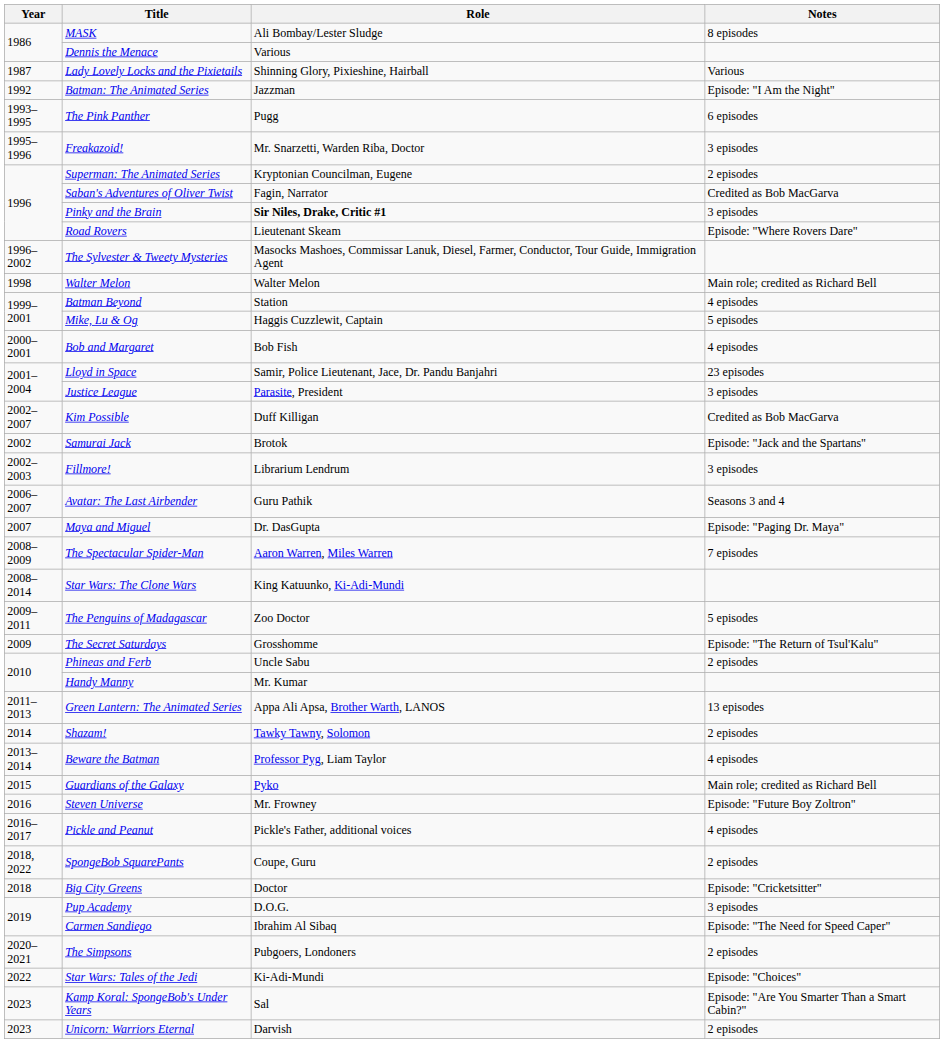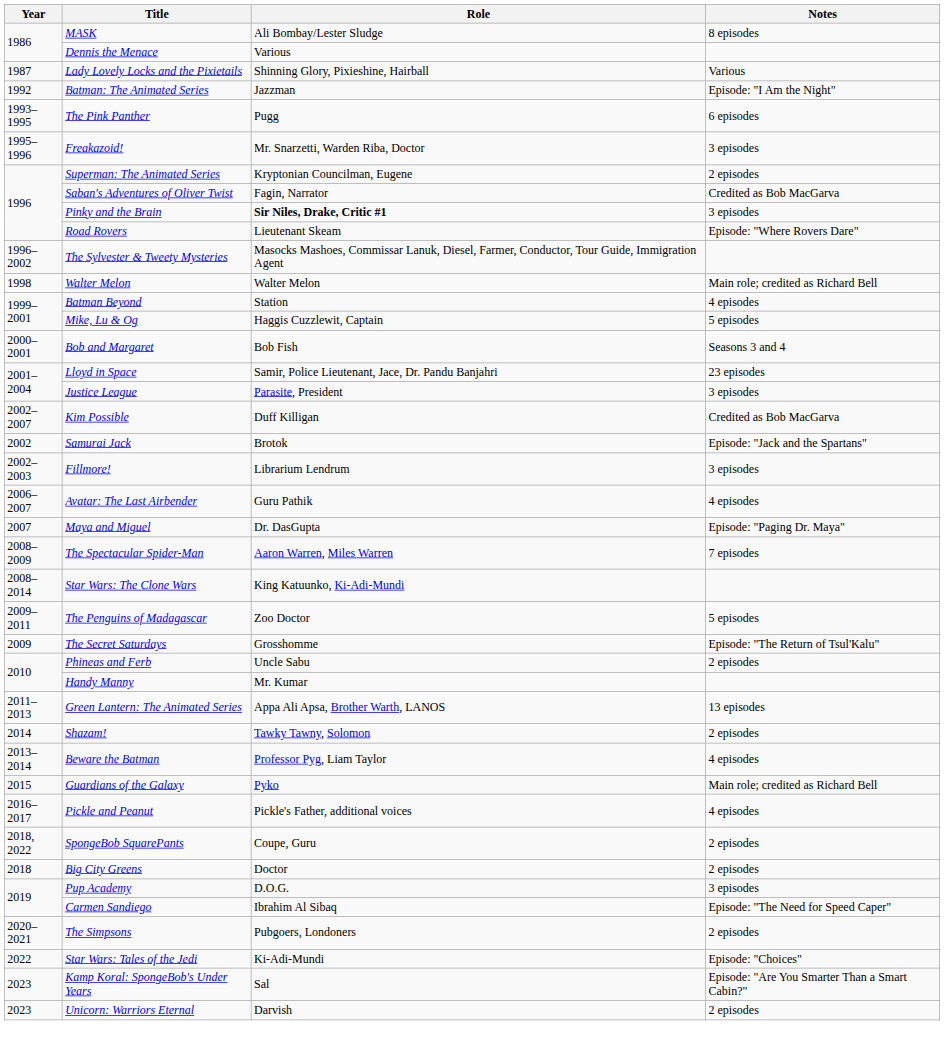(733, 346) 4 episodes -> (747, 346) Seasons 3 and 4
(746, 501) Seasons 3 and 4 -> (734, 501) 4 episodes
- row: (104, 804)
(765, 888) Episode: "Cricketsitter" -> (734, 869) 2 episodes
